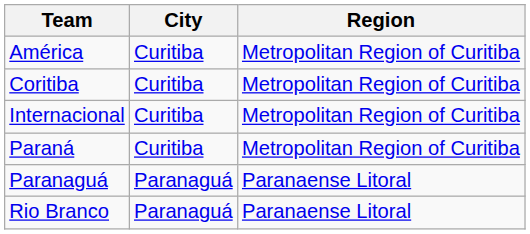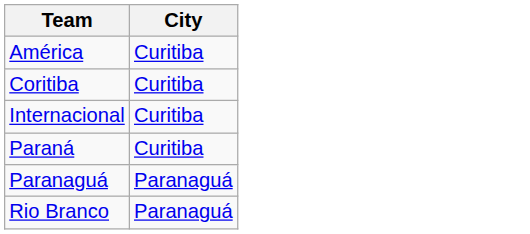- column: (381, 20)
